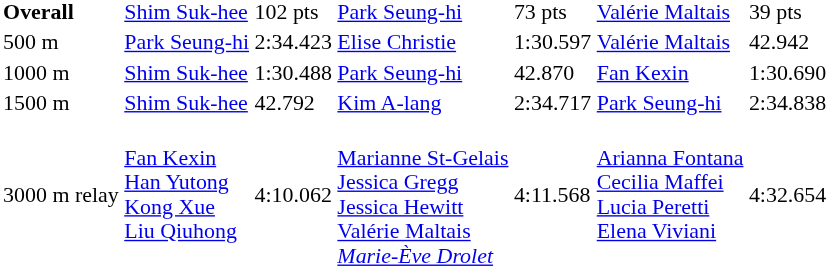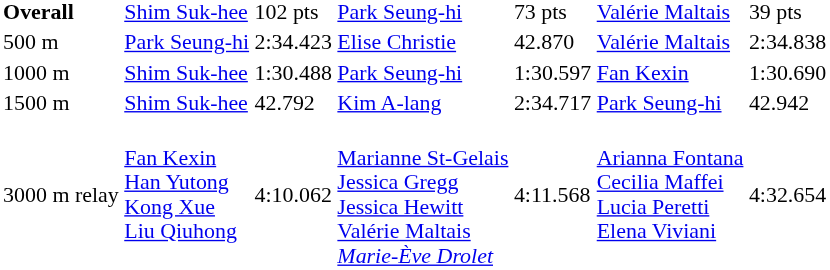(553, 42) 1:30.597 -> (544, 42) 42.870
(779, 42) 42.942 -> (788, 42) 2:34.838
(544, 72) 42.870 -> (553, 72) 1:30.597
(788, 102) 2:34.838 -> (779, 102) 42.942
